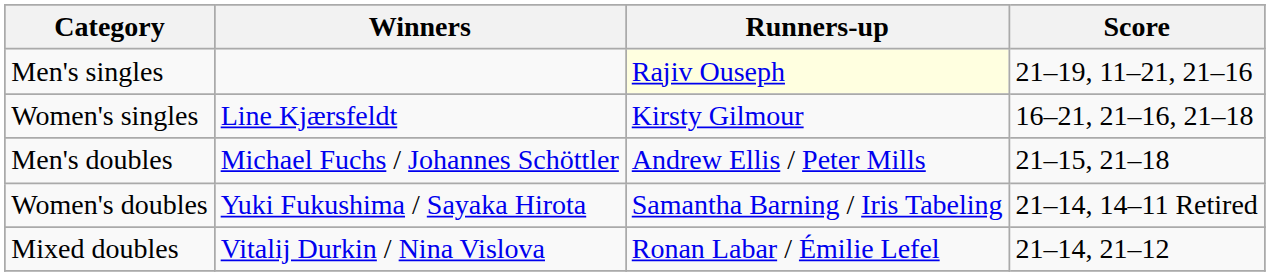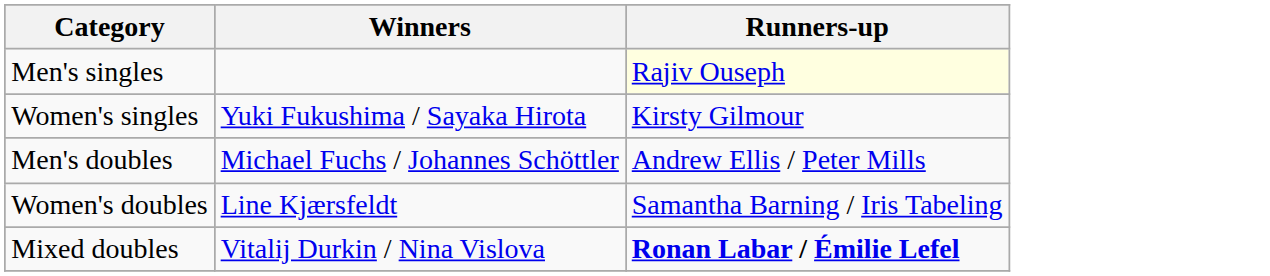- column: (1137, 26)
(309, 115) Line Kjærsfeldt -> (403, 115) Yuki Fukushima / Sayaka Hirota
(403, 204) Yuki Fukushima / Sayaka Hirota -> (309, 204) Line Kjærsfeldt
(786, 248) normal -> (796, 248) bold
